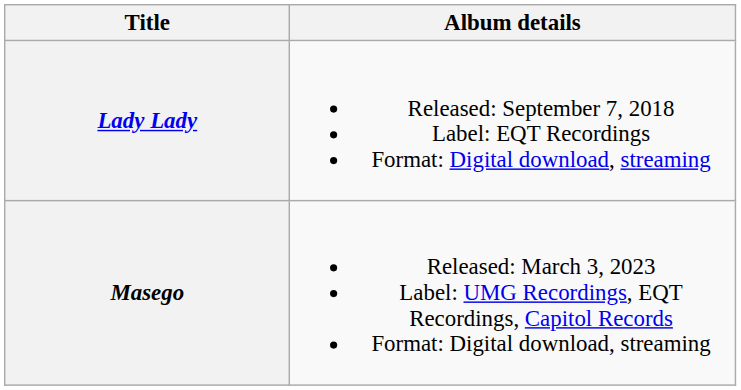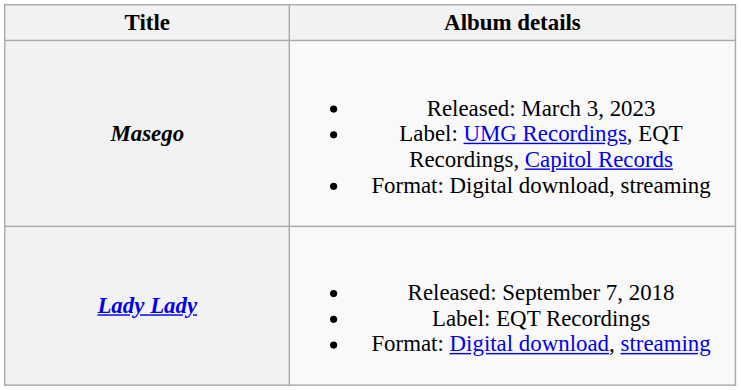rows swapped: (147, 120) <-> (147, 292)
